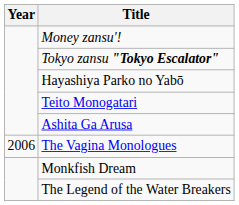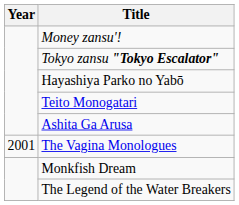(21, 146) 2006 -> (21, 146) 2001
